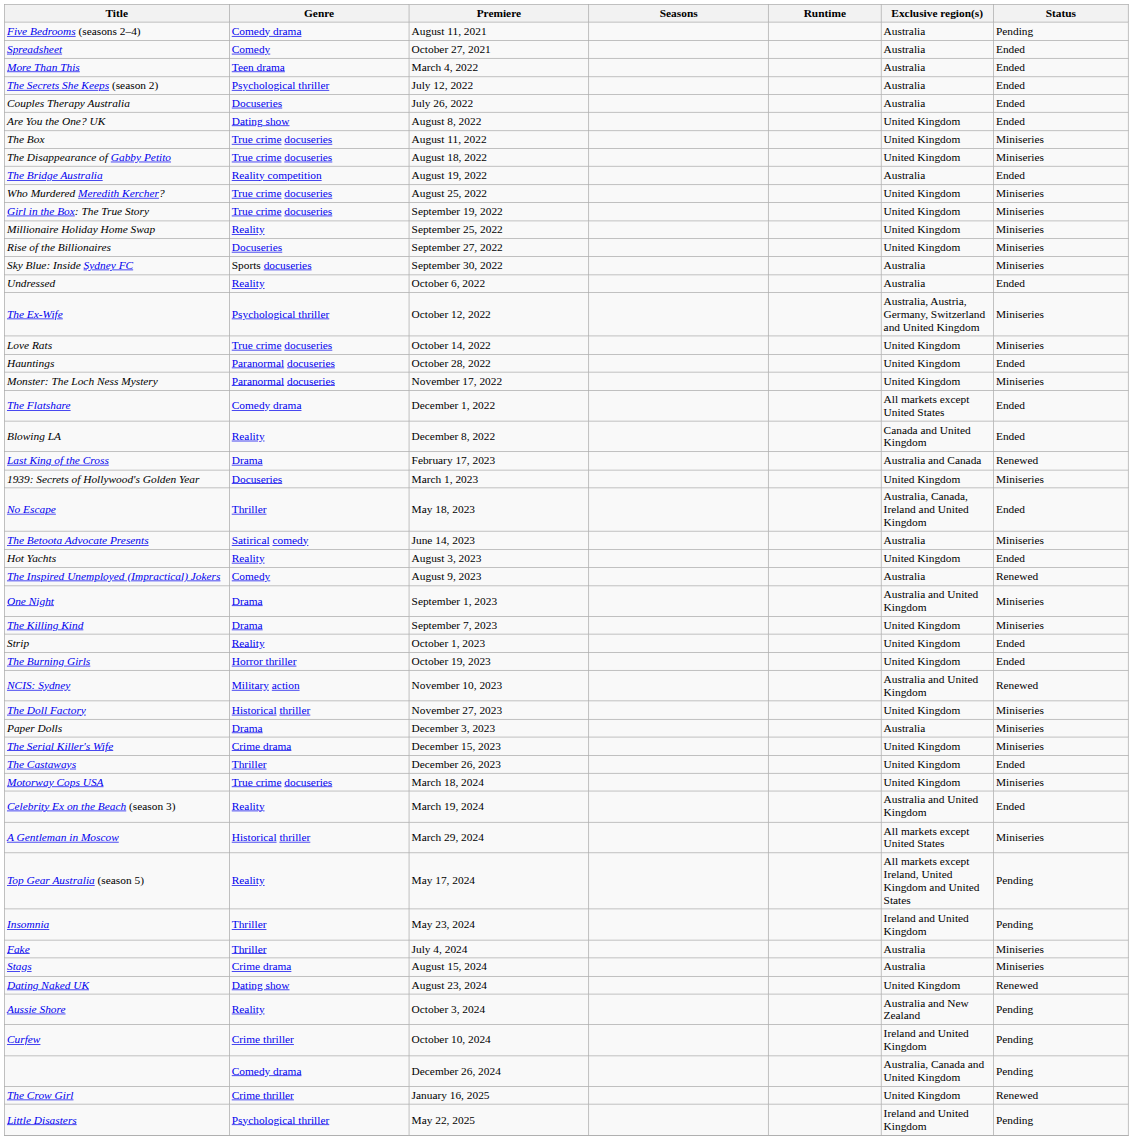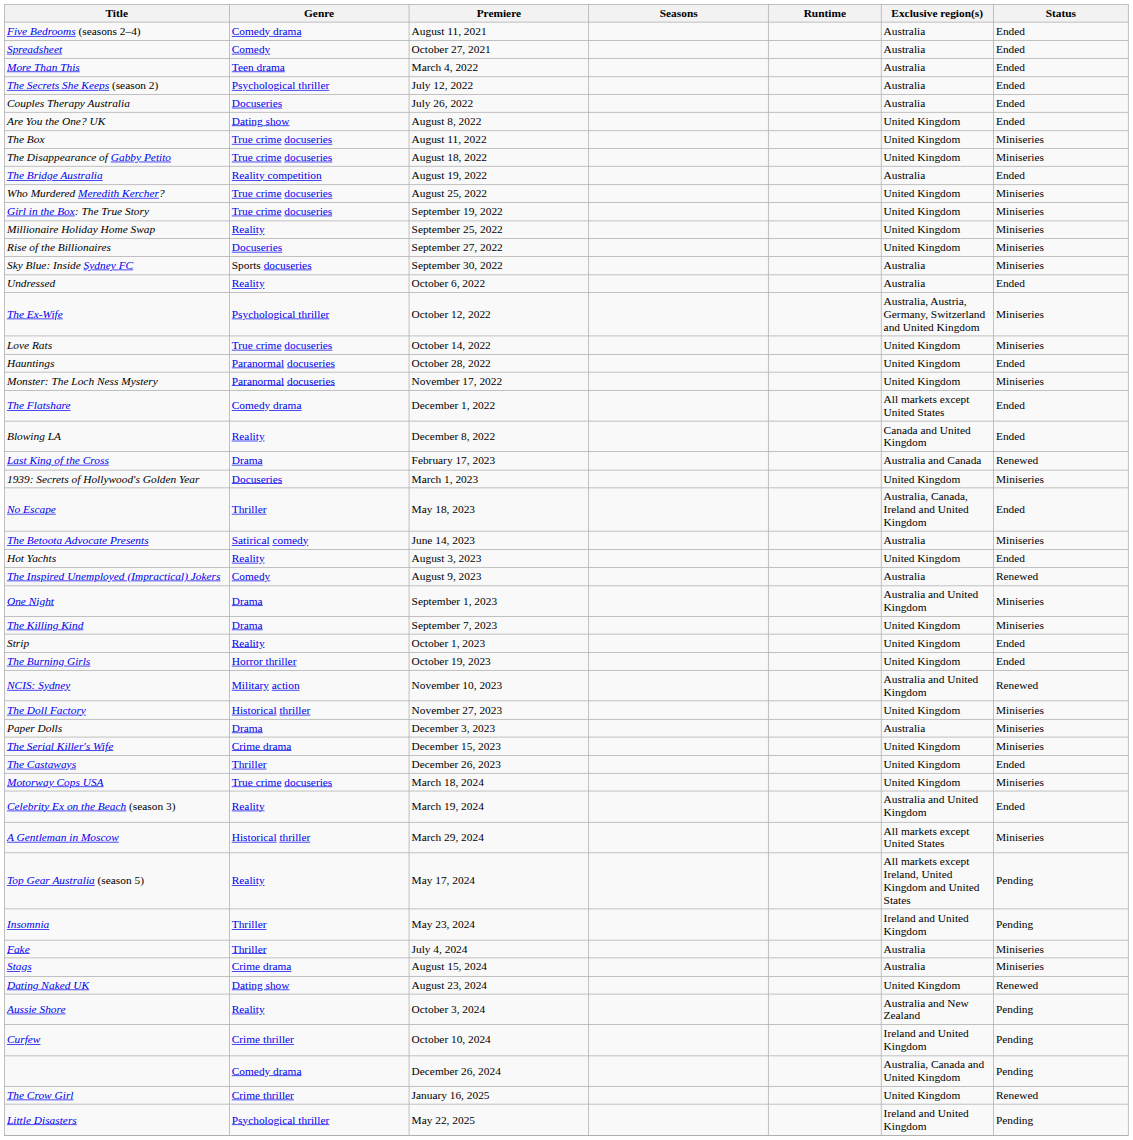(1015, 31) Pending -> (1011, 31) Ended
